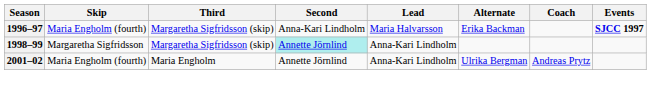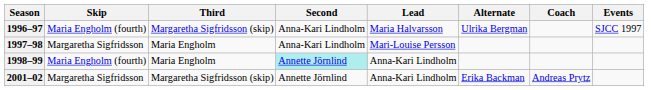(493, 28) Erika Backman -> (494, 28) Ulrika Bergman
(619, 28) bold -> (618, 28) normal
+ row: (25, 45)
(95, 45) Margaretha Sigfridsson -> (97, 61) Maria Engholm (fourth)
(212, 45) Margaretha Sigfridsson (skip) -> (183, 61) Maria Engholm
(97, 61) Maria Engholm (fourth) -> (95, 77) Margaretha Sigfridsson
(183, 61) Maria Engholm -> (212, 77) Margaretha Sigfridsson (skip)
(494, 61) Ulrika Bergman -> (493, 77) Erika Backman
